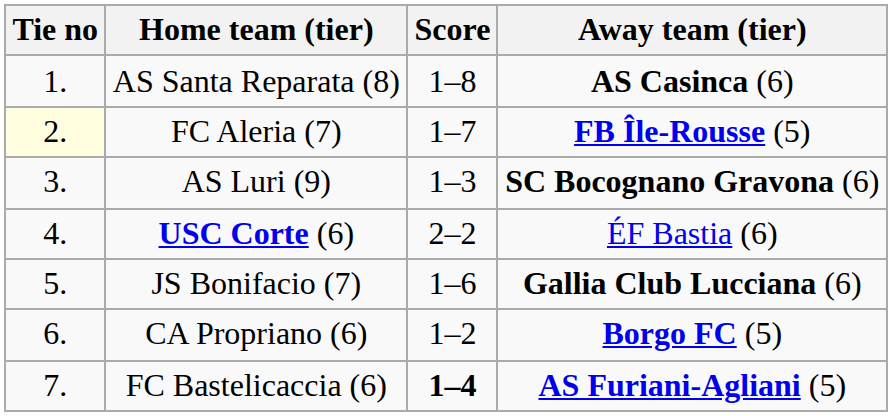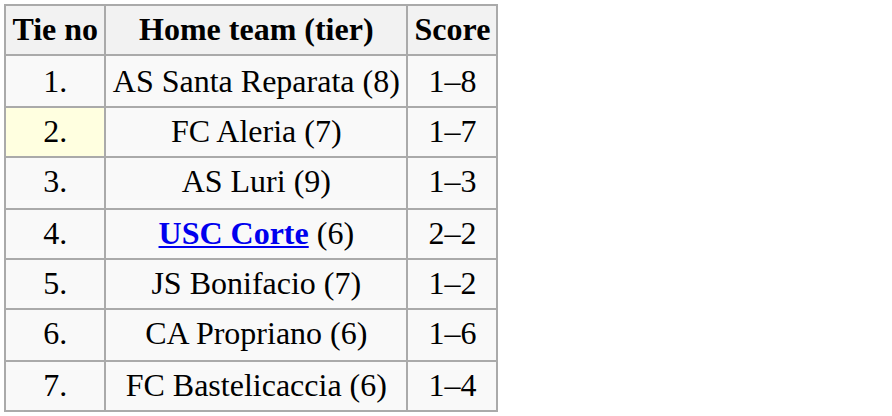- column: (692, 29)
(452, 283) 1–6 -> (452, 283) 1–2
(452, 334) 1–2 -> (452, 334) 1–6
(452, 385) bold -> (452, 385) normal
